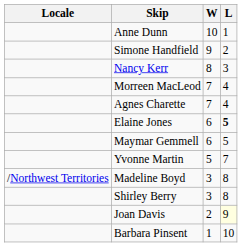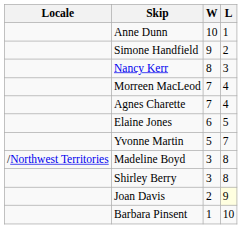(226, 123) bold -> (226, 123) normal
- row: (156, 141)
